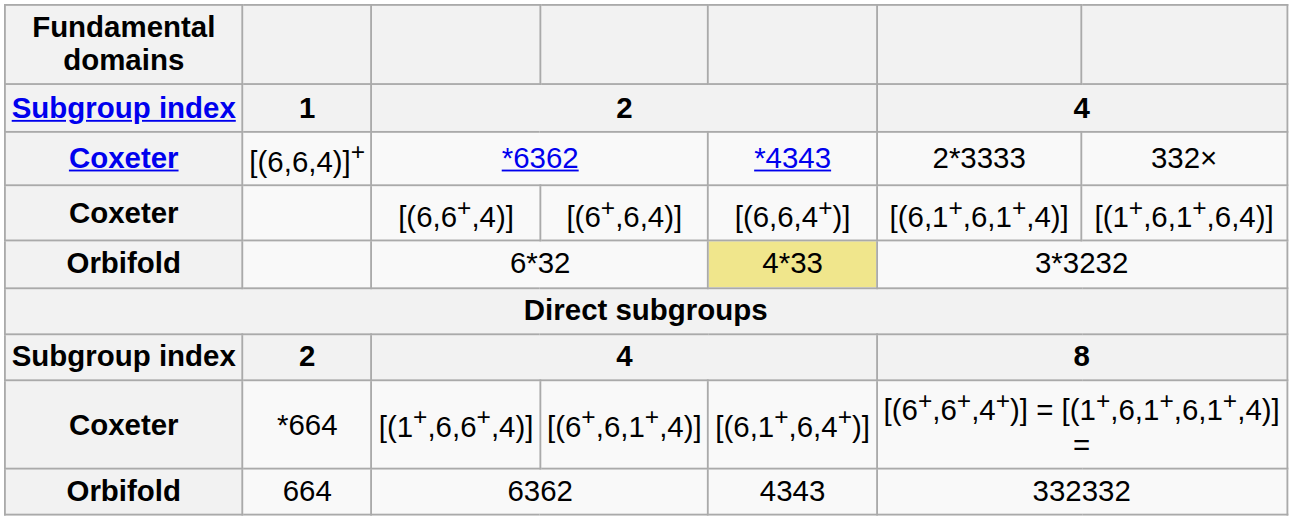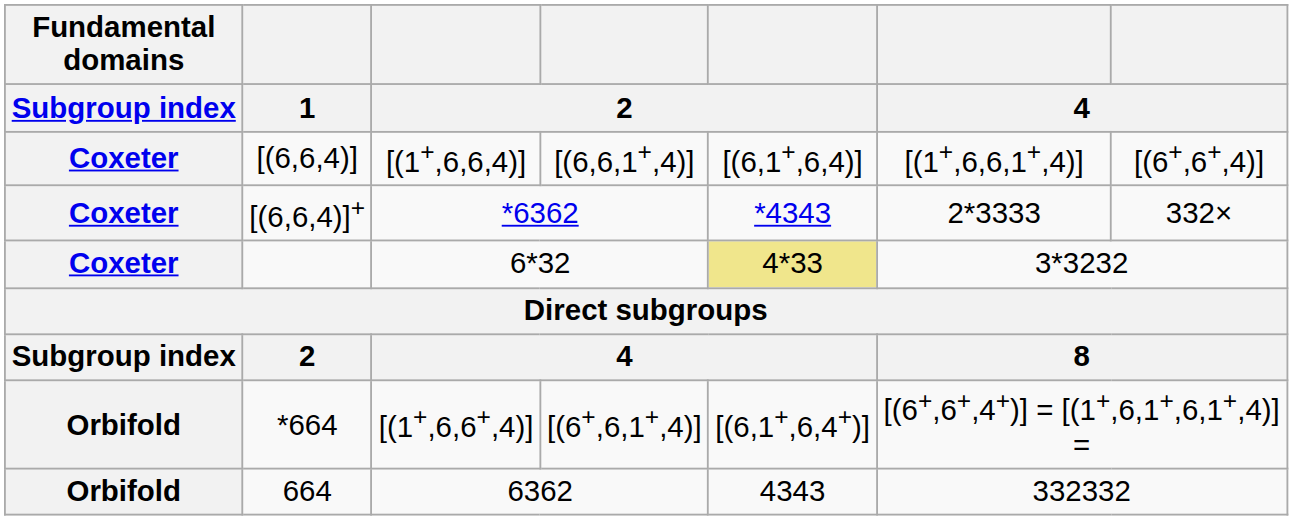+ row: (456, 158)
- row: (456, 212)
(124, 263) Orbifold -> (124, 263) Coxeter
(124, 424) Coxeter -> (124, 424) Orbifold
